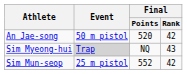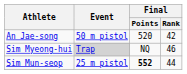(171, 49) 43 -> (171, 49) 46
(145, 62) normal -> (145, 62) bold
(171, 62) 42 -> (171, 62) 44
